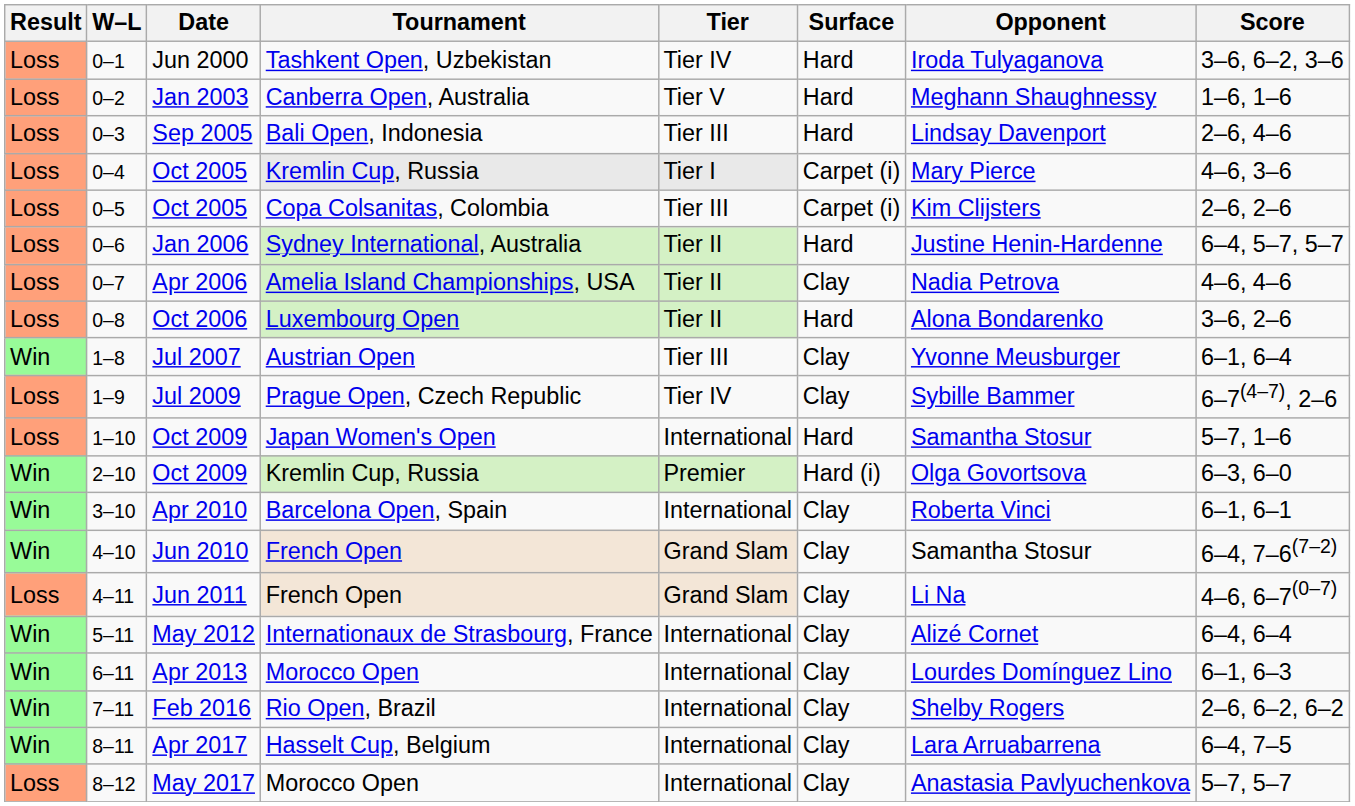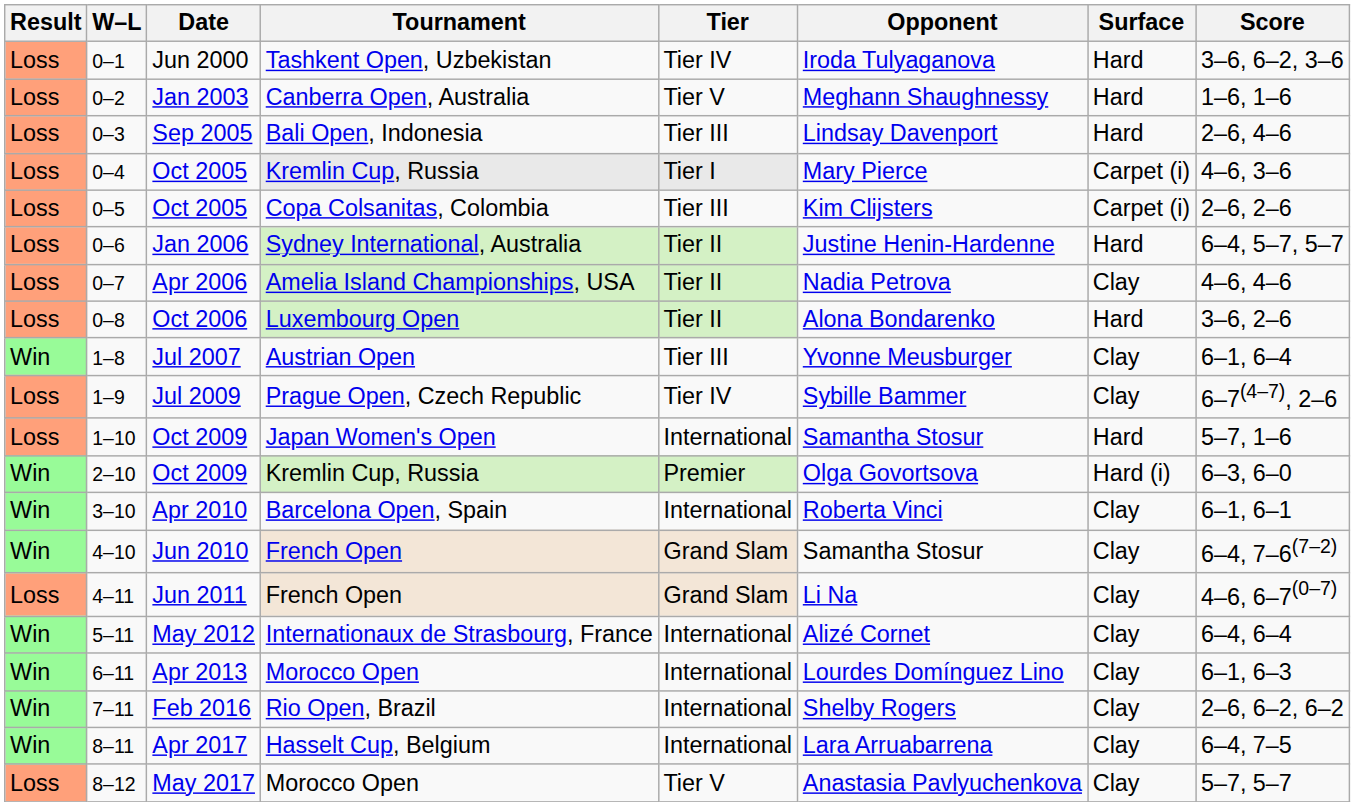columns swapped: (851, 23) <-> (1051, 23)
(728, 782) International -> (694, 782) Tier V
